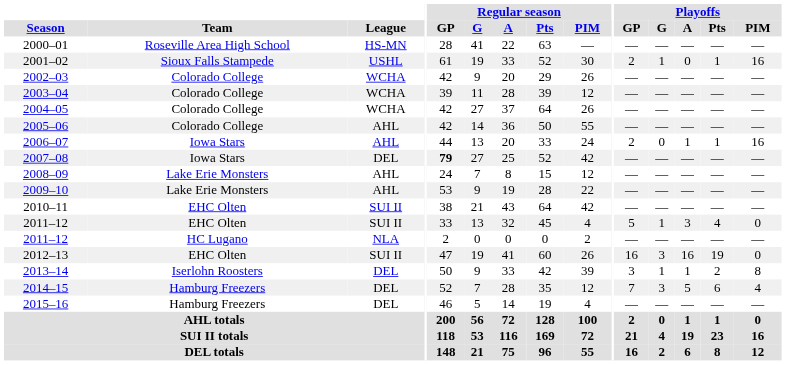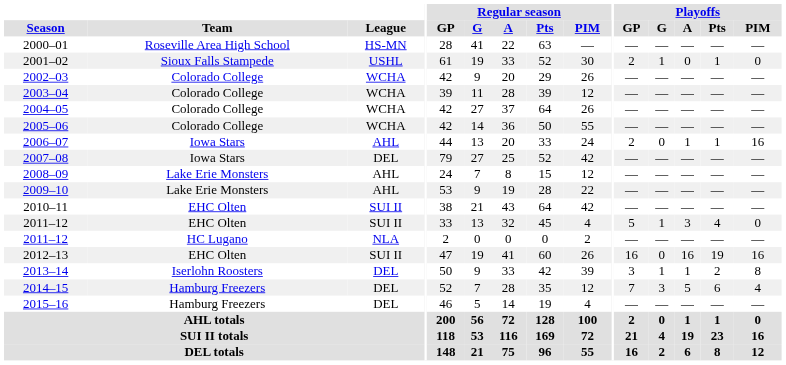(758, 60) 16 -> (758, 60) 0
(386, 125) AHL -> (386, 125) WCHA
(446, 157) bold -> (446, 157) normal
(662, 255) 3 -> (662, 255) 0
(758, 255) 0 -> (758, 255) 16
